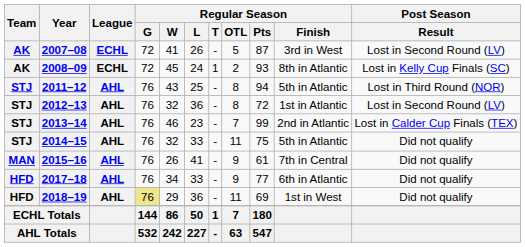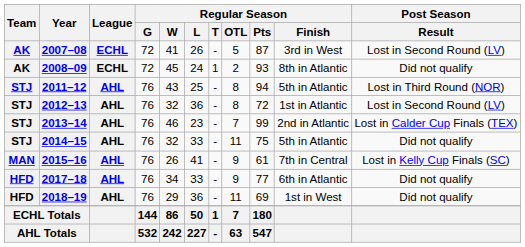(436, 69) Lost in Kelly Cup Finals (SC) -> (436, 69) Did not qualify
(436, 160) Did not qualify -> (436, 160) Lost in Kelly Cup Finals (SC)
(147, 197) khaki background -> (147, 197) no background
